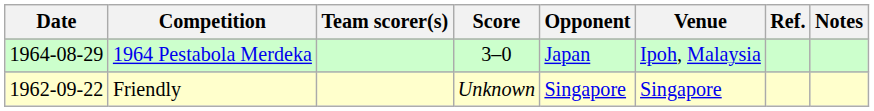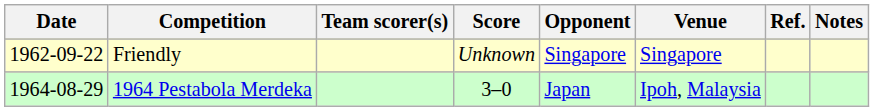rows swapped: (147, 89) <-> (212, 55)
